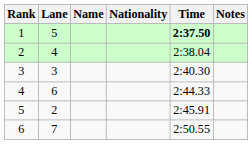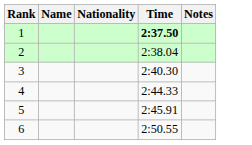- column: (54, 14)
